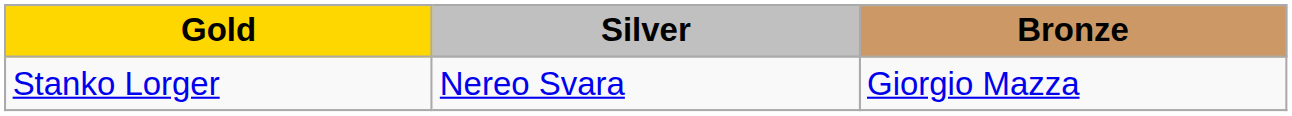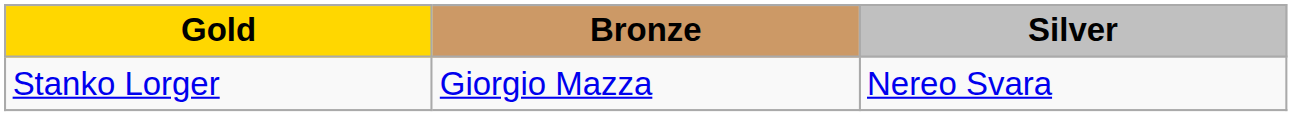columns swapped: (646, 30) <-> (1073, 30)
